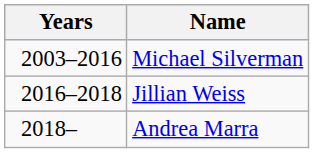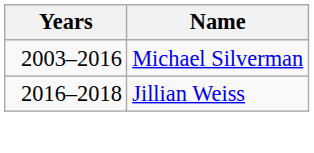- row: (195, 128)
